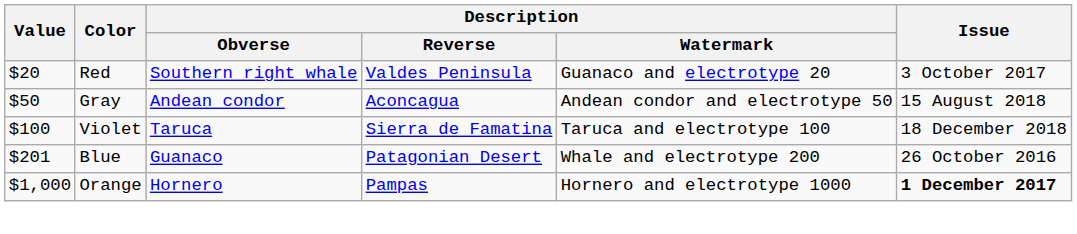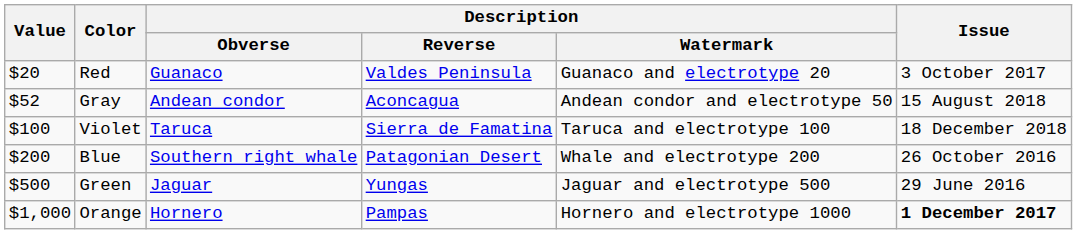(254, 75) Southern right whale -> (186, 75) Guanaco
(24, 103) $50 -> (24, 103) $52
(30, 159) $201 -> (30, 159) $200
(186, 159) Guanaco -> (254, 159) Southern right whale
+ row: (105, 186)
